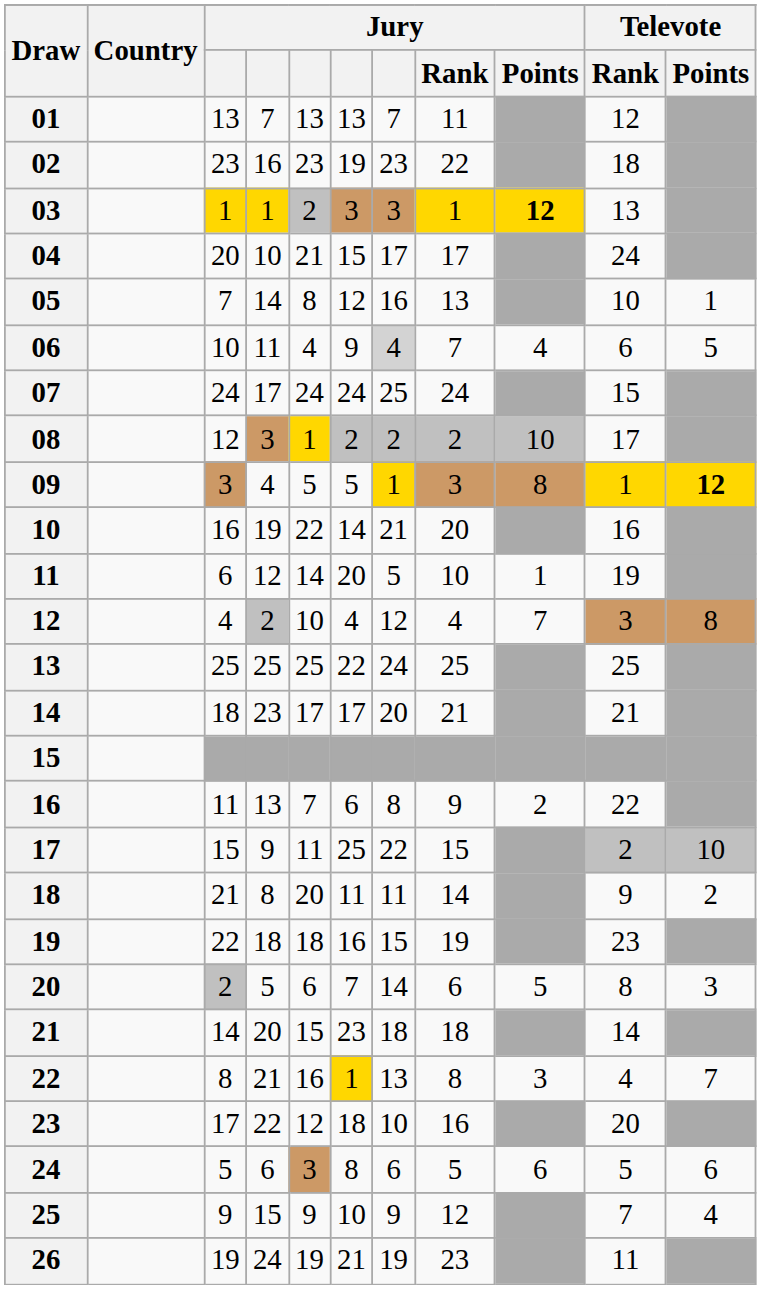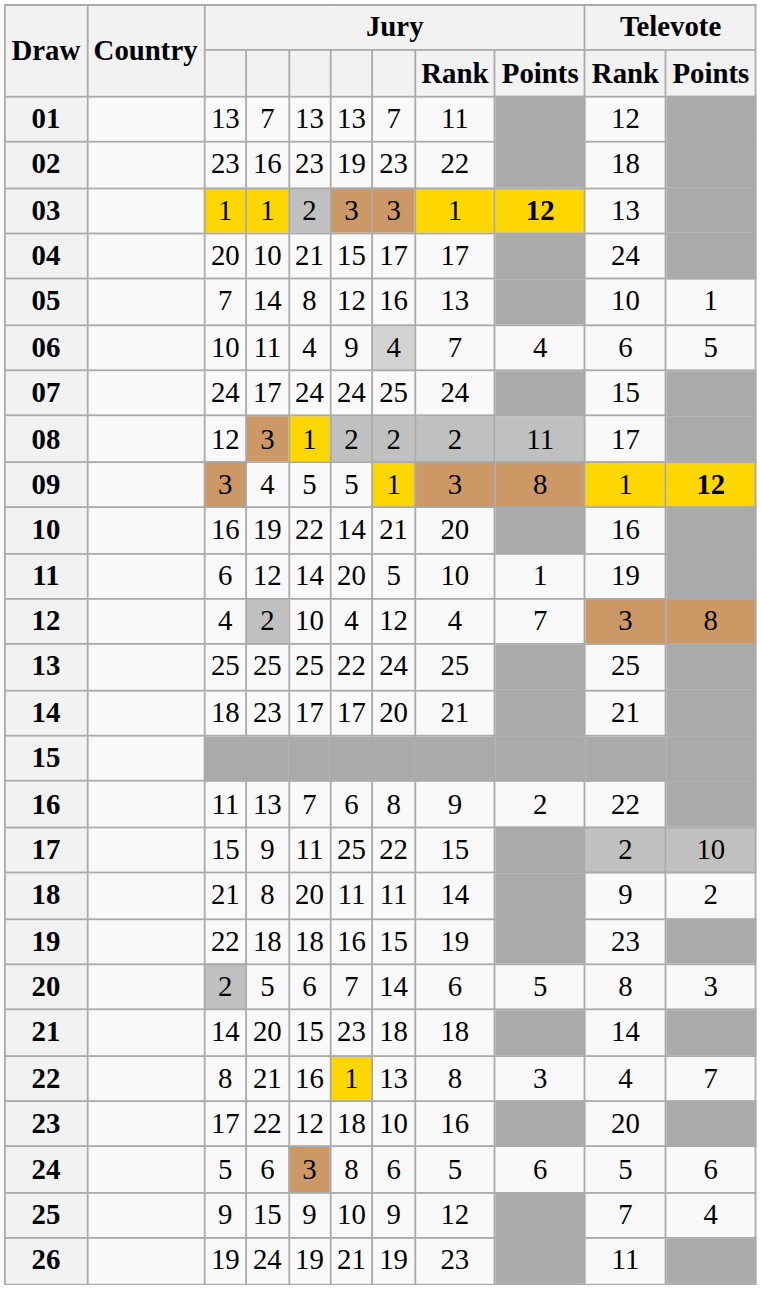(540, 438) 10 -> (540, 438) 11
